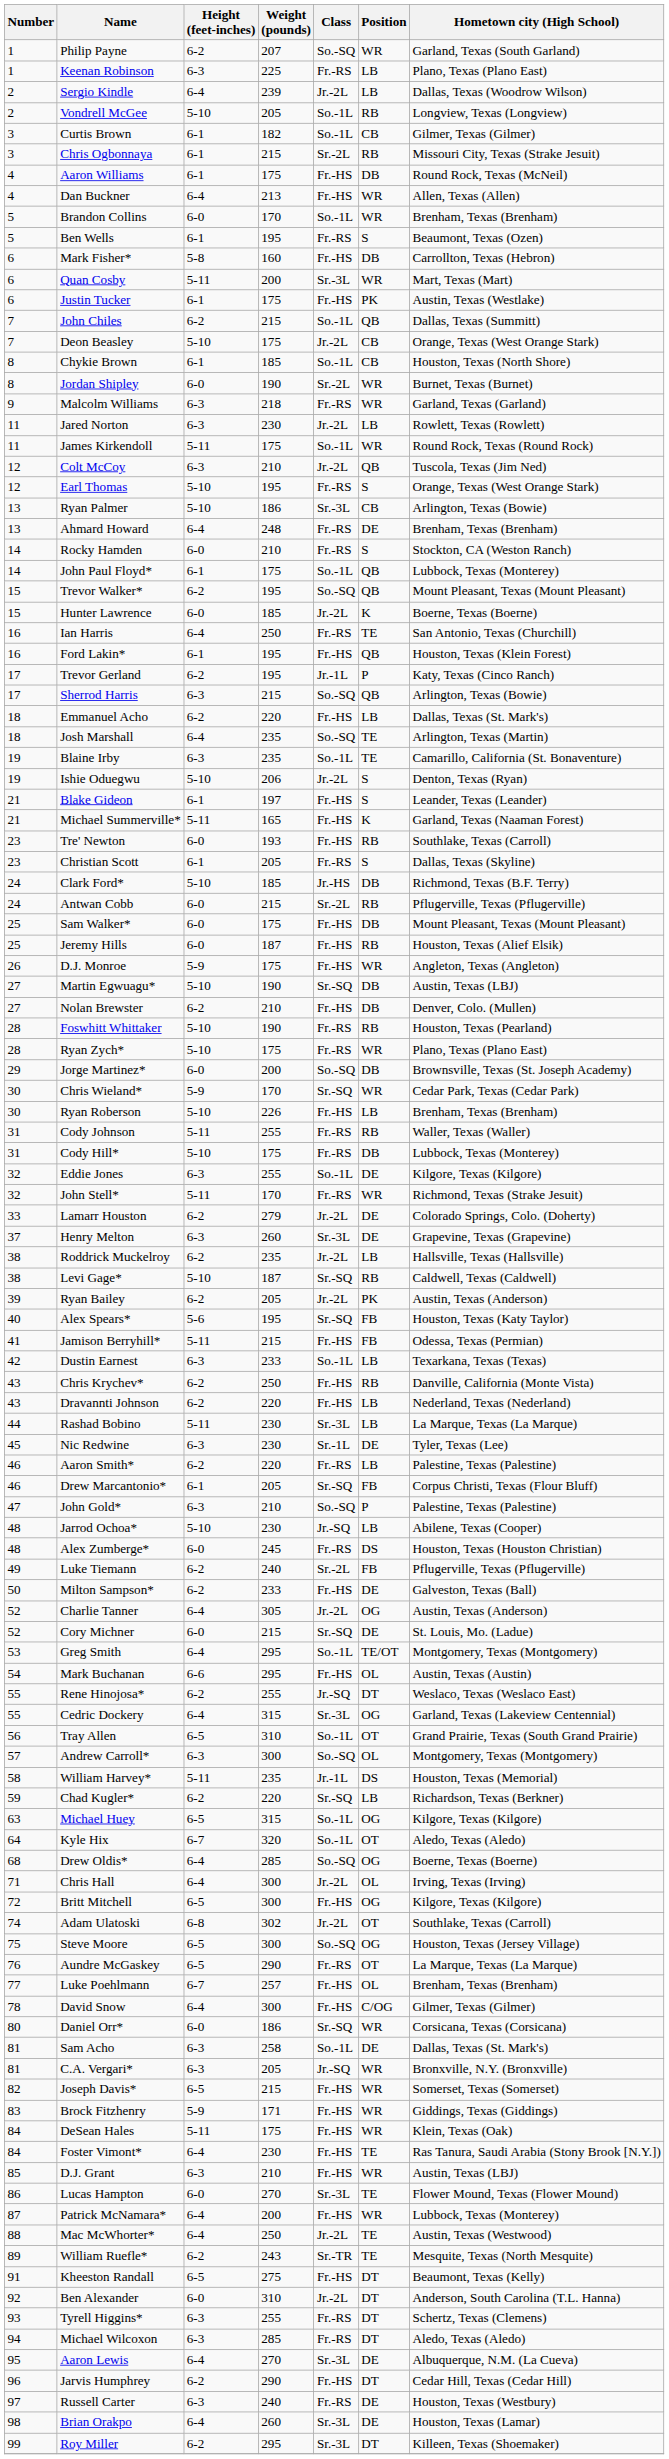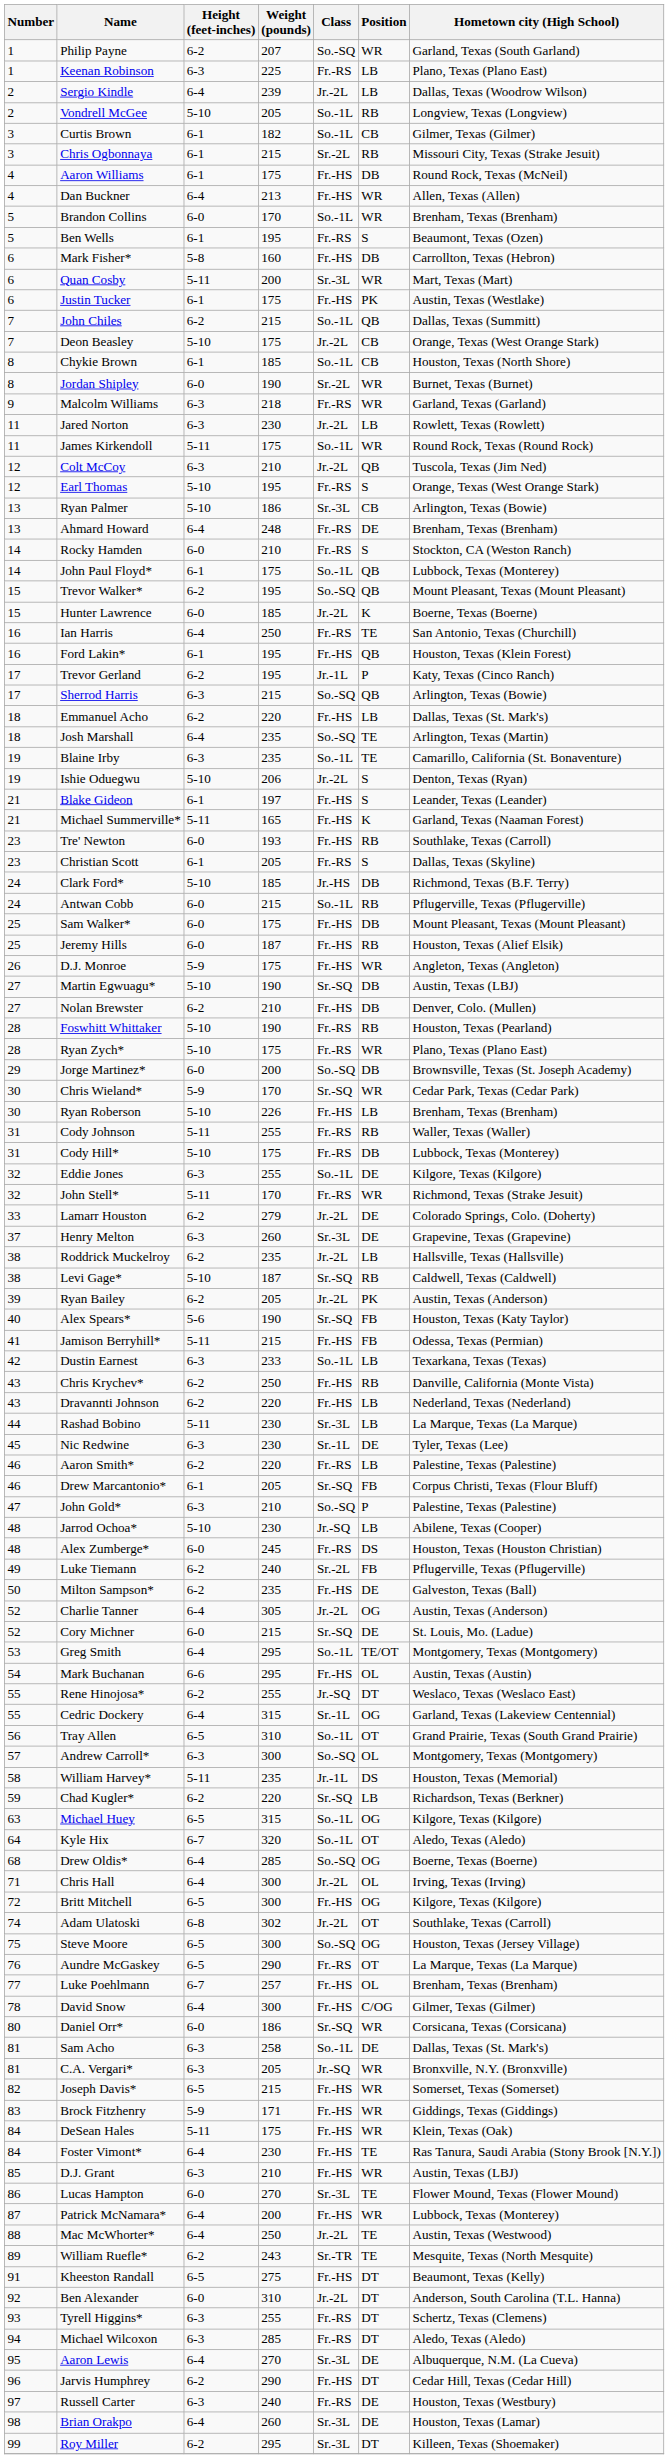(334, 903) Sr.-2L -> (335, 903) So.-1L
(271, 1319) 195 -> (271, 1319) 190
(271, 1590) 233 -> (271, 1590) 235
(334, 1715) Sr.-3L -> (334, 1715) Sr.-1L
